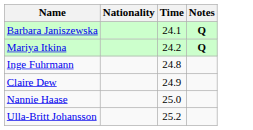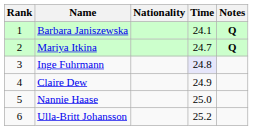+ column: (20, 13)
(172, 47) 24.2 -> (202, 47) 24.7
(172, 64) no background -> (202, 64) lavender background
